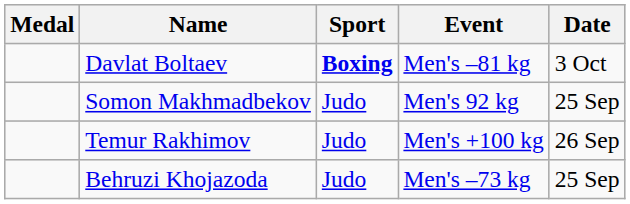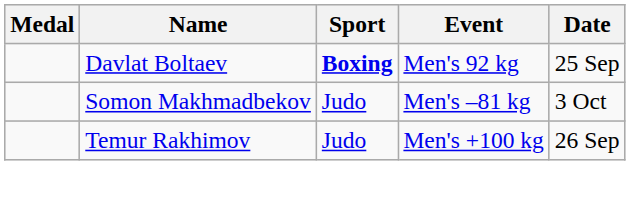(467, 62) Men's –81 kg -> (461, 62) Men's 92 kg
(581, 62) 3 Oct -> (587, 62) 25 Sep
(461, 101) Men's 92 kg -> (467, 101) Men's –81 kg
(587, 101) 25 Sep -> (581, 101) 3 Oct
- row: (176, 179)
